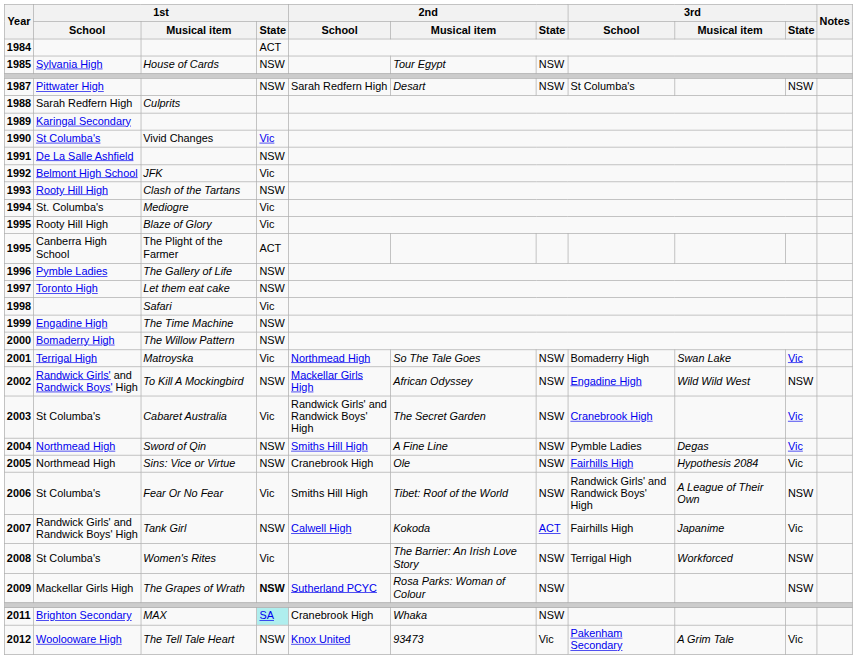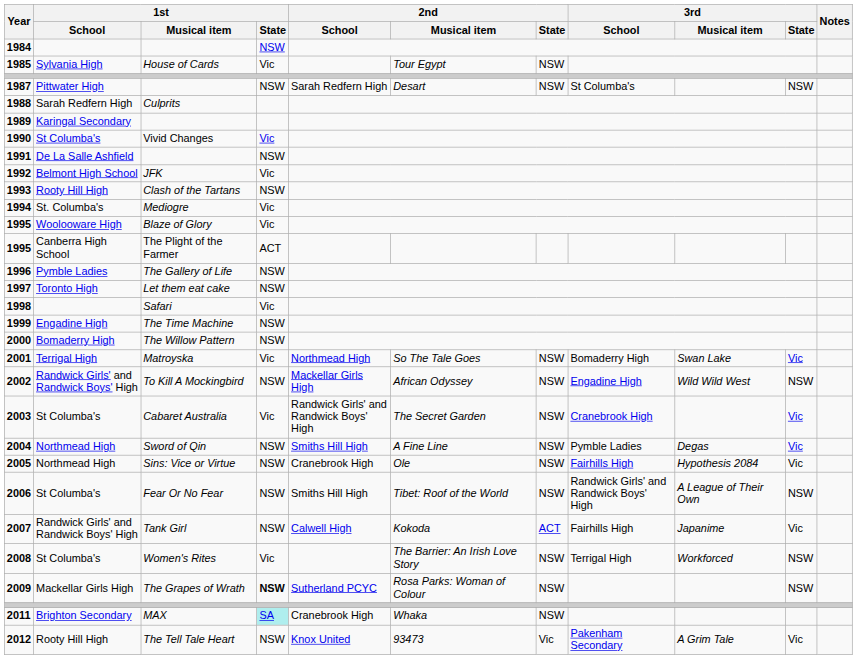(270, 47) ACT -> (272, 47) NSW
(272, 64) NSW -> (267, 64) Vic
(72, 225) Rooty Hill High -> (79, 225) Woolooware High
(267, 493) Vic -> (272, 493) NSW
(79, 639) Woolooware High -> (72, 639) Rooty Hill High
